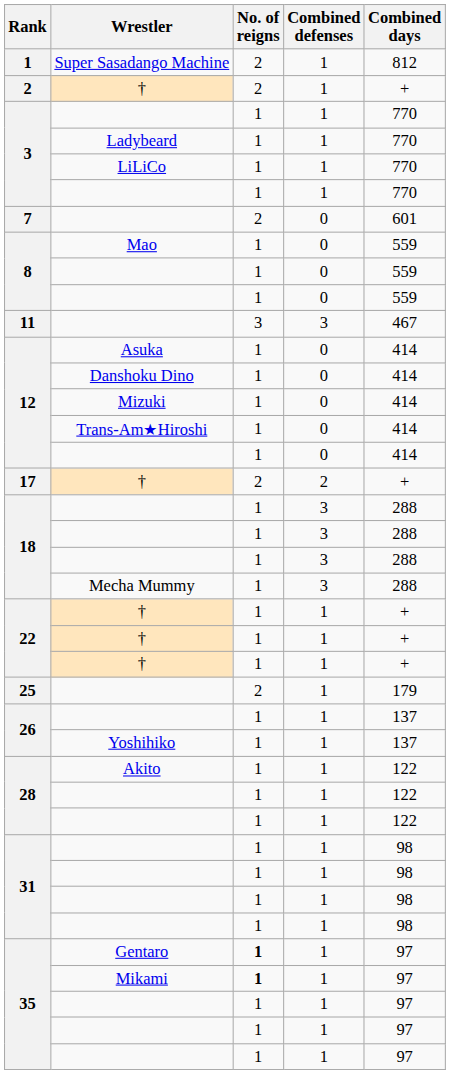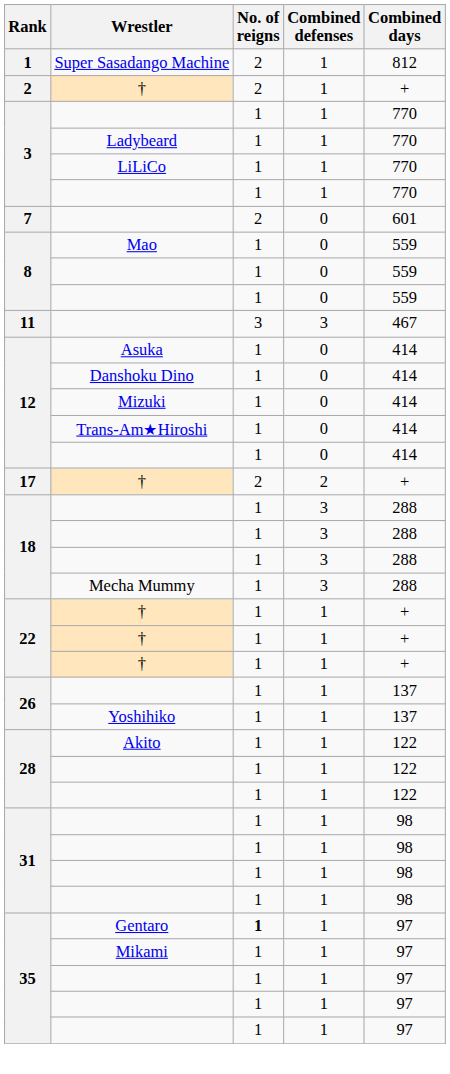- row: (28, 690)
(258, 978) bold -> (258, 951) normal
